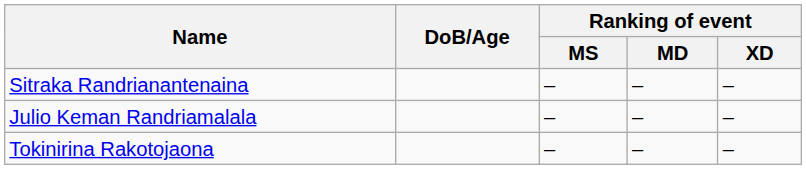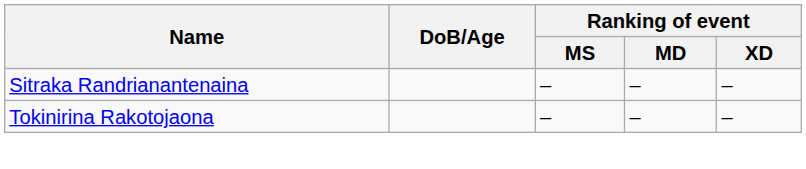- row: (133, 117)
